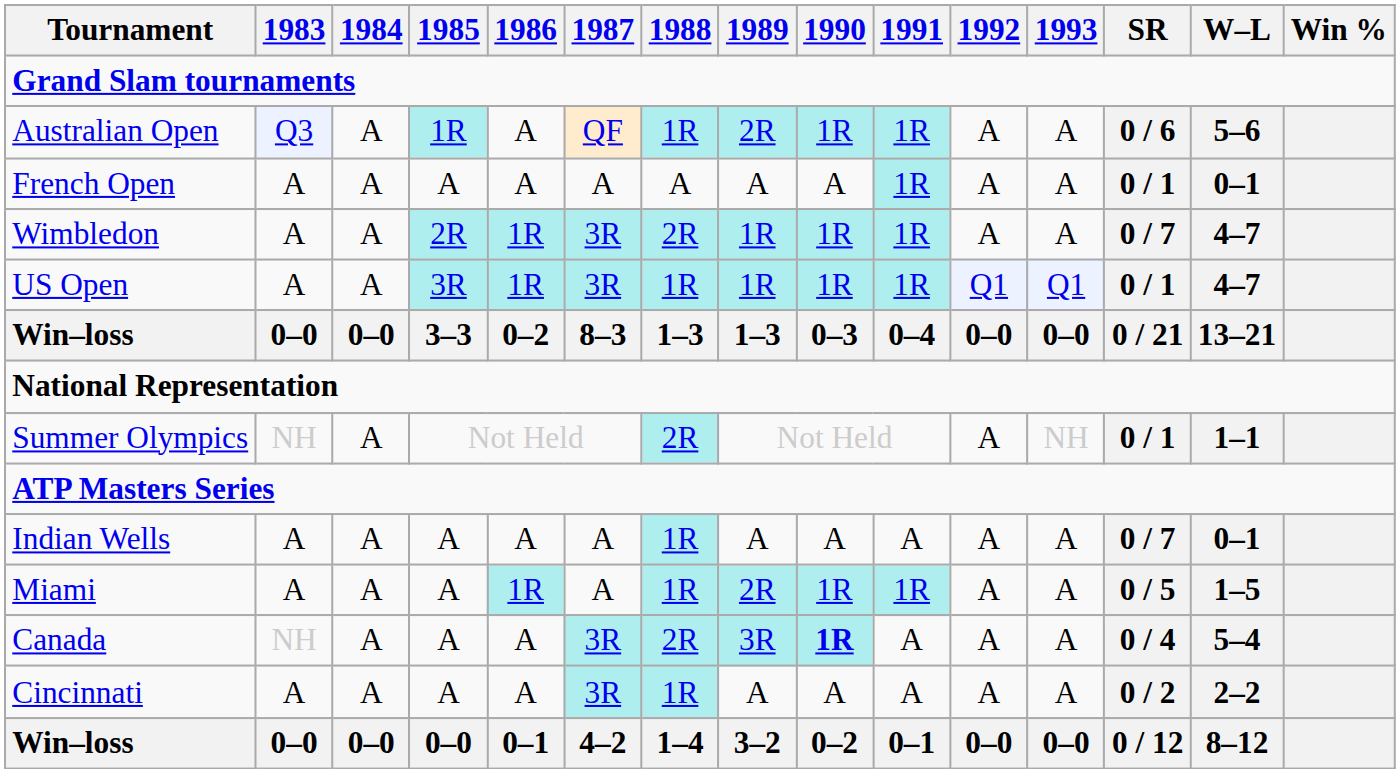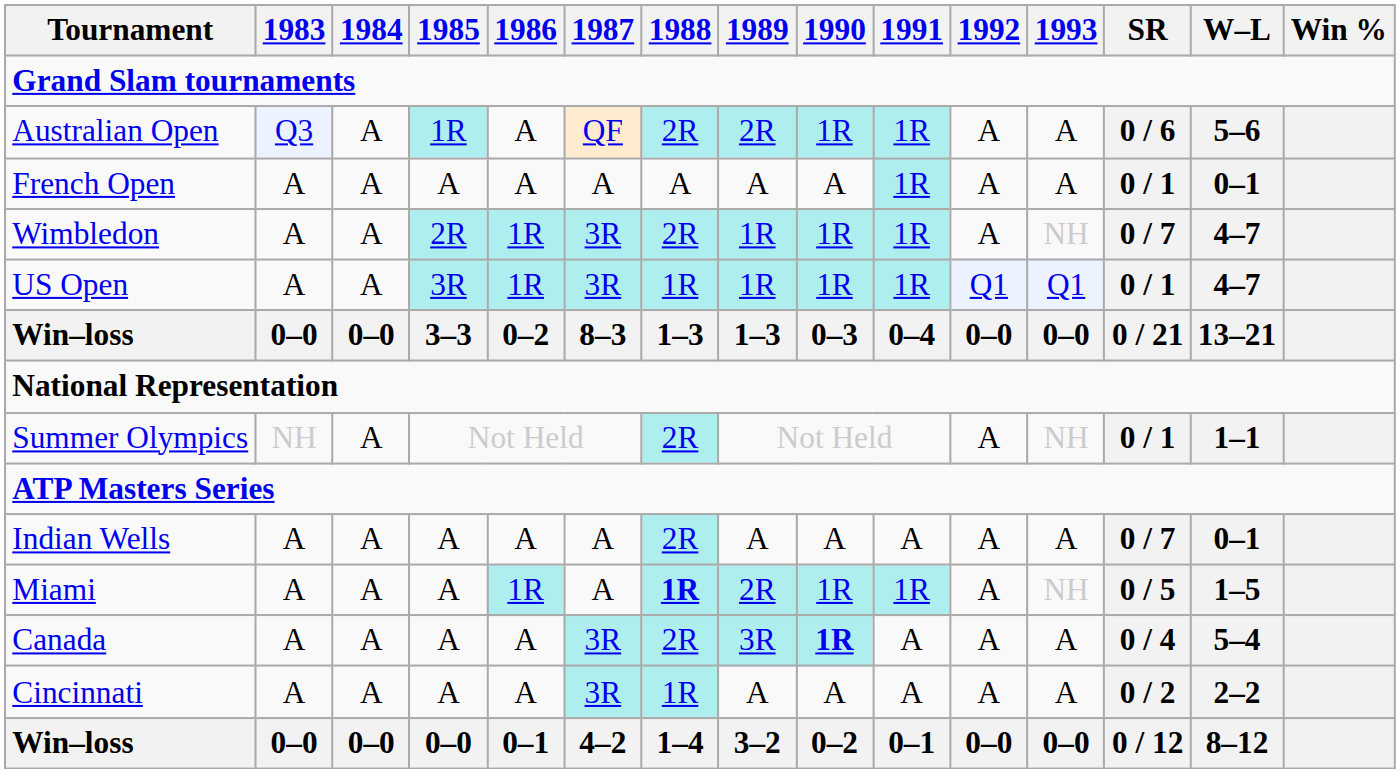(680, 131) 1R -> (680, 131) 2R
(1066, 232) A -> (1066, 232) NH
(680, 538) 1R -> (680, 538) 2R
(680, 589) normal -> (680, 589) bold
(1066, 589) A -> (1066, 589) NH
(294, 640) NH -> (294, 640) A
